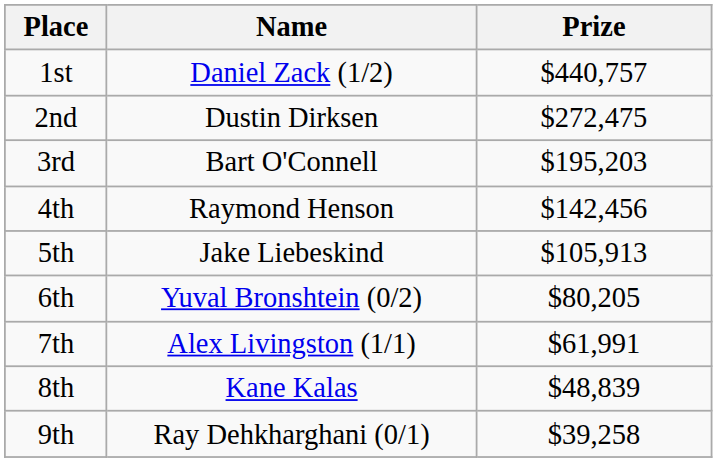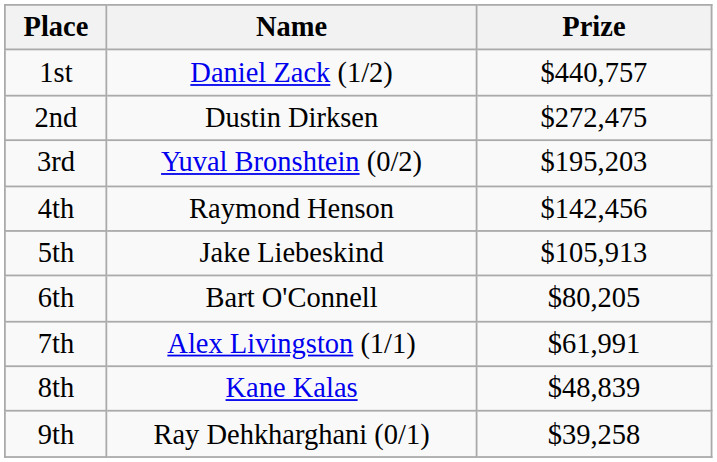(292, 162) Bart O'Connell -> (292, 162) Yuval Bronshtein (0/2)
(292, 298) Yuval Bronshtein (0/2) -> (292, 298) Bart O'Connell
